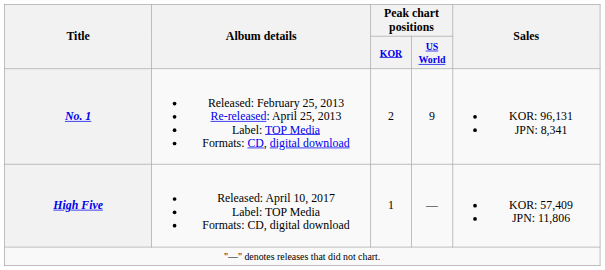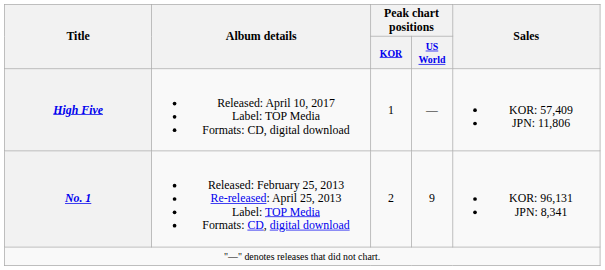rows swapped: (78, 116) <-> (78, 205)
